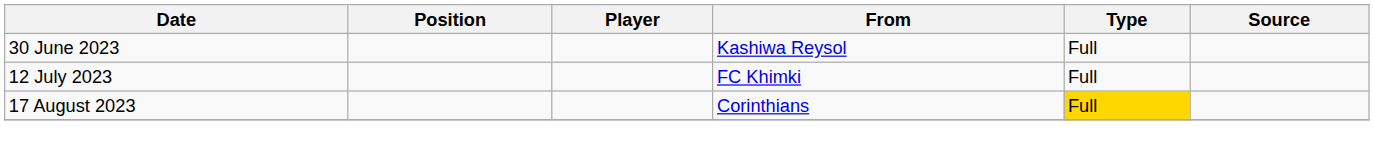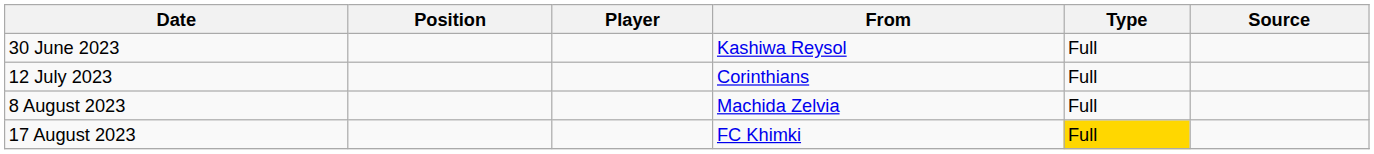(759, 77) FC Khimki -> (763, 77) Corinthians
+ row: (67, 106)
(763, 106) Corinthians -> (759, 135) FC Khimki
